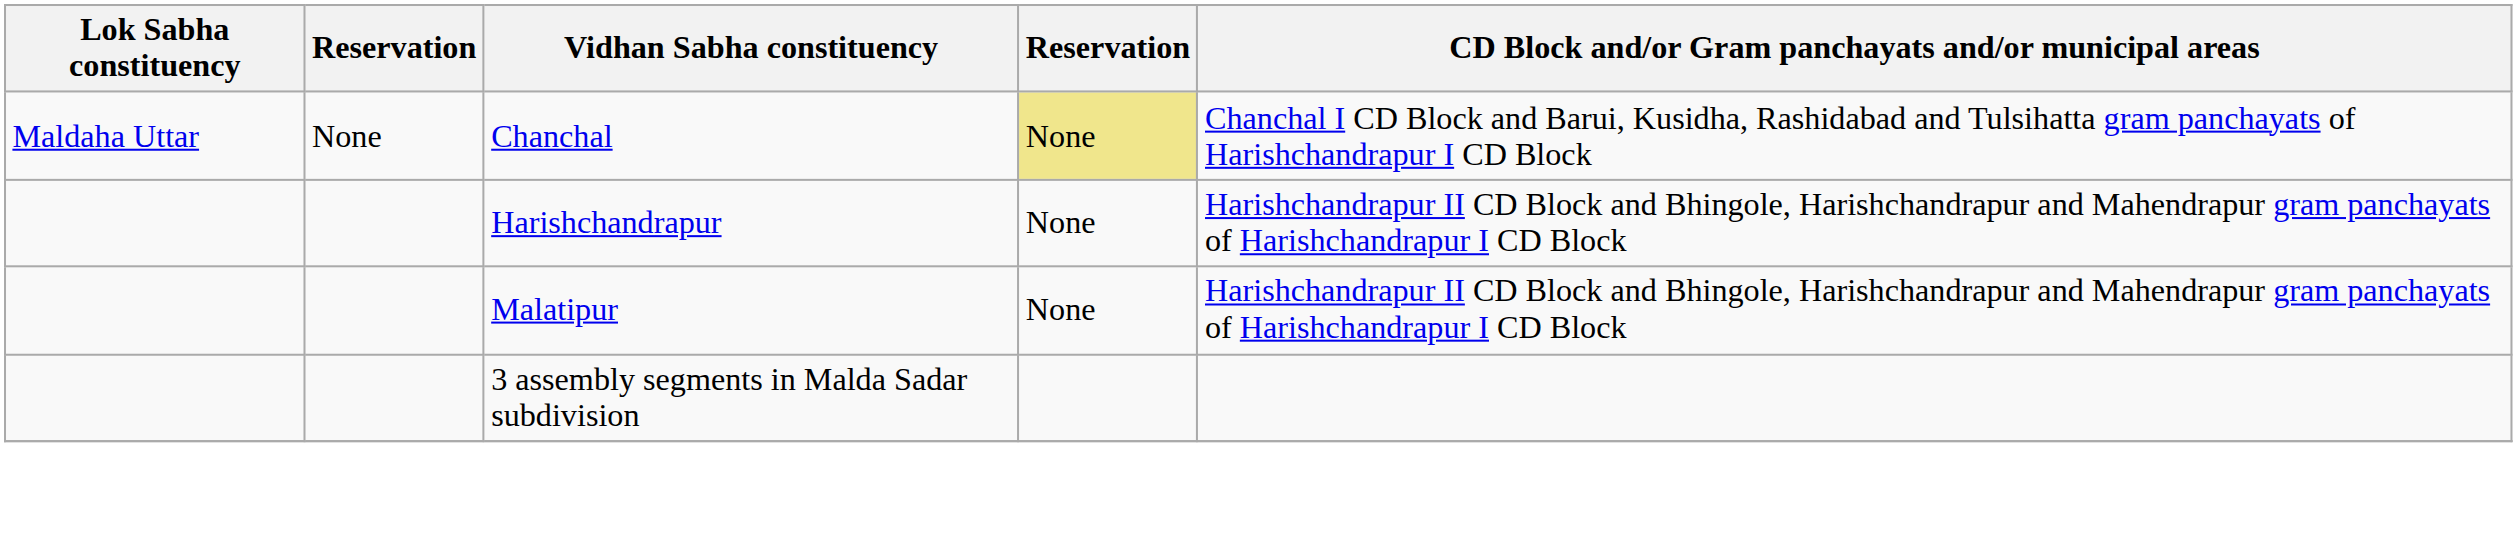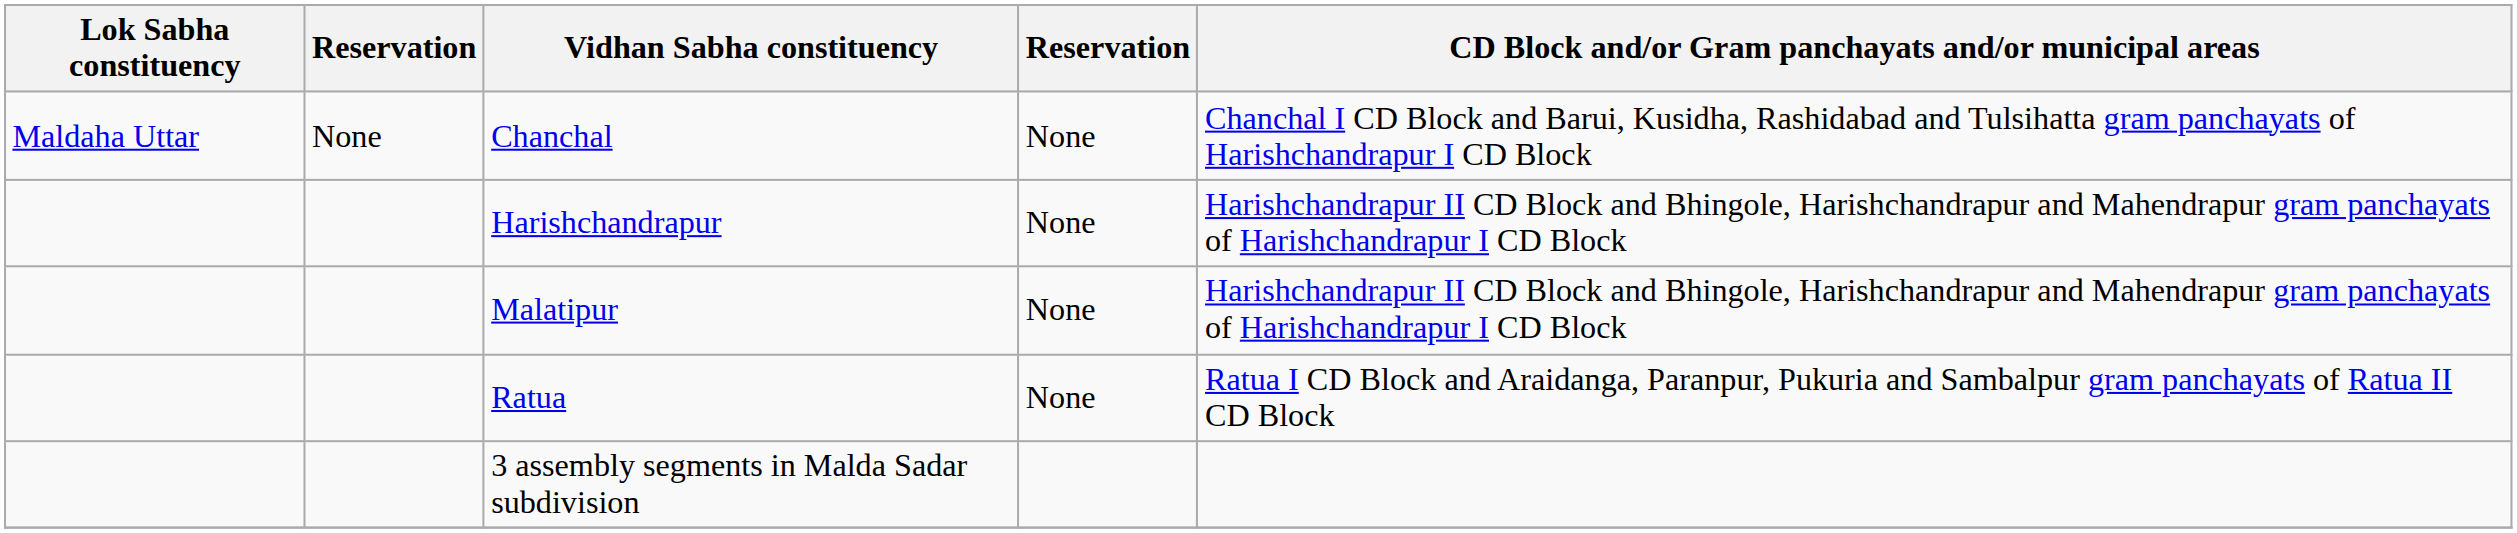(1061, 135) khaki background -> (1061, 135) no background
+ row: (529, 396)
